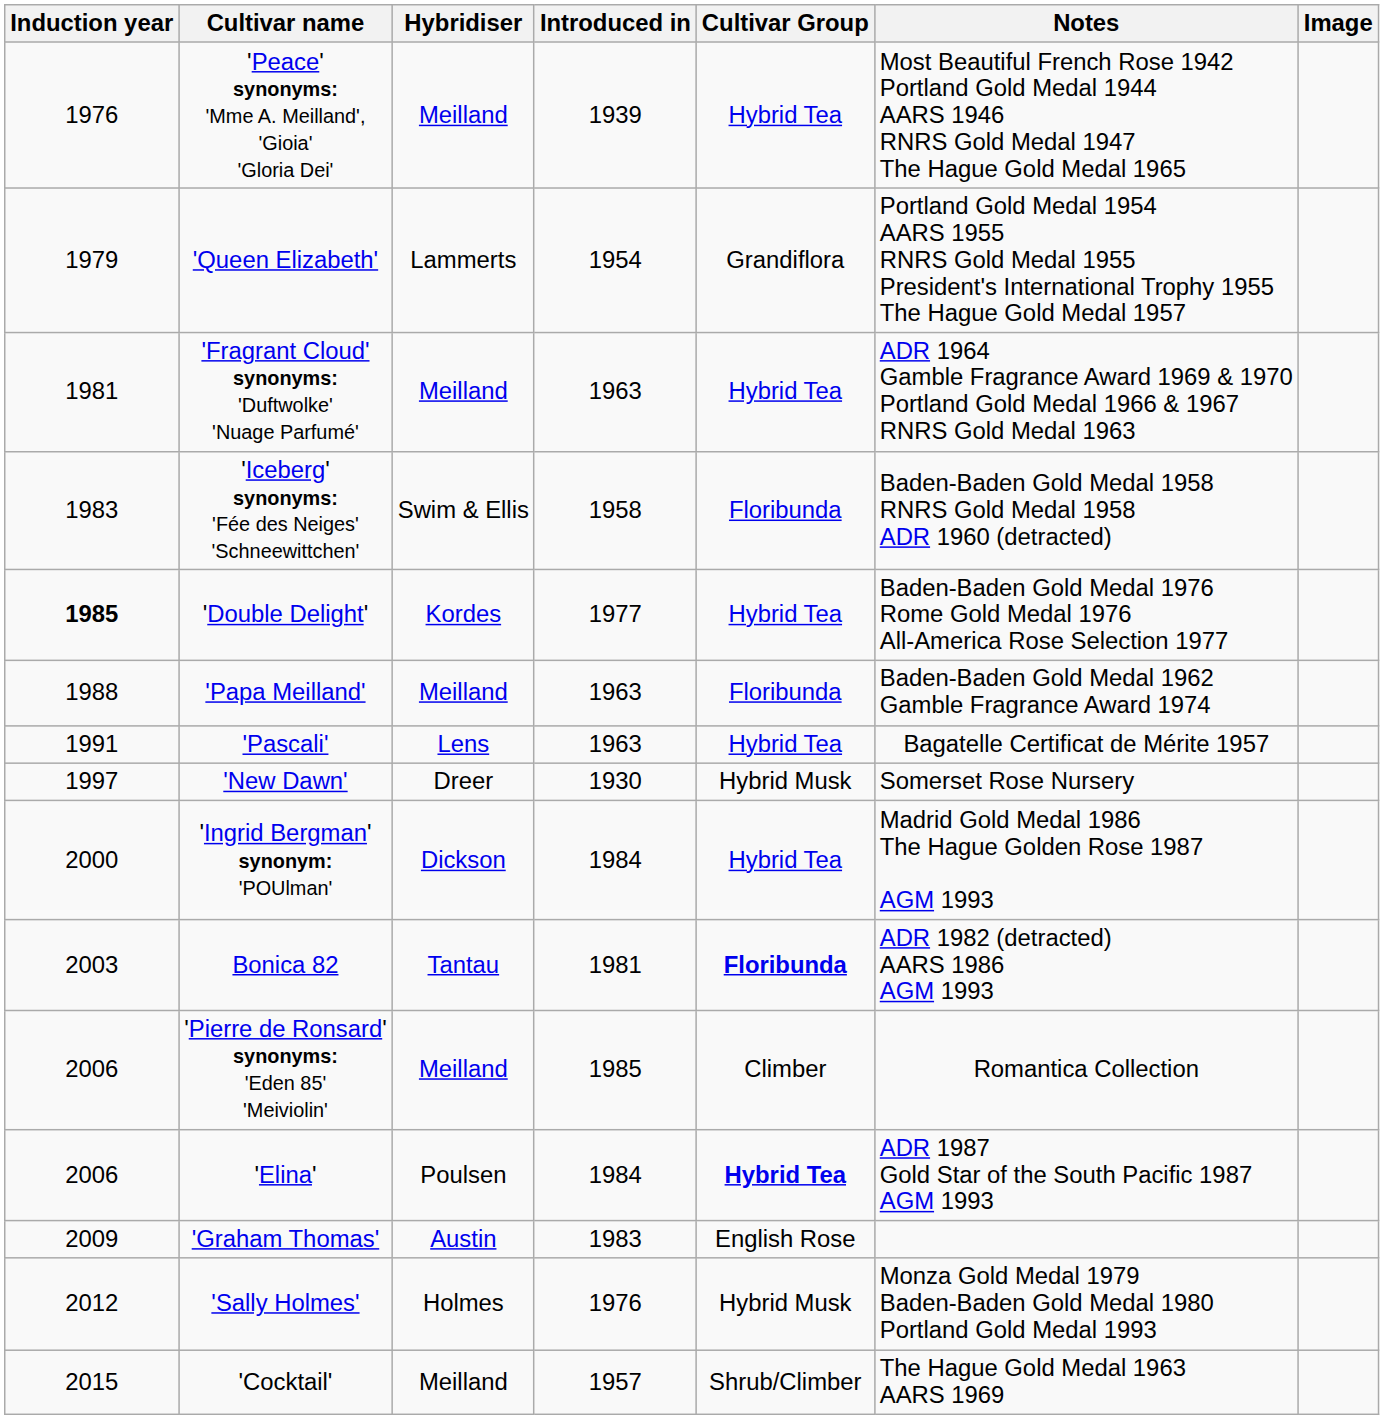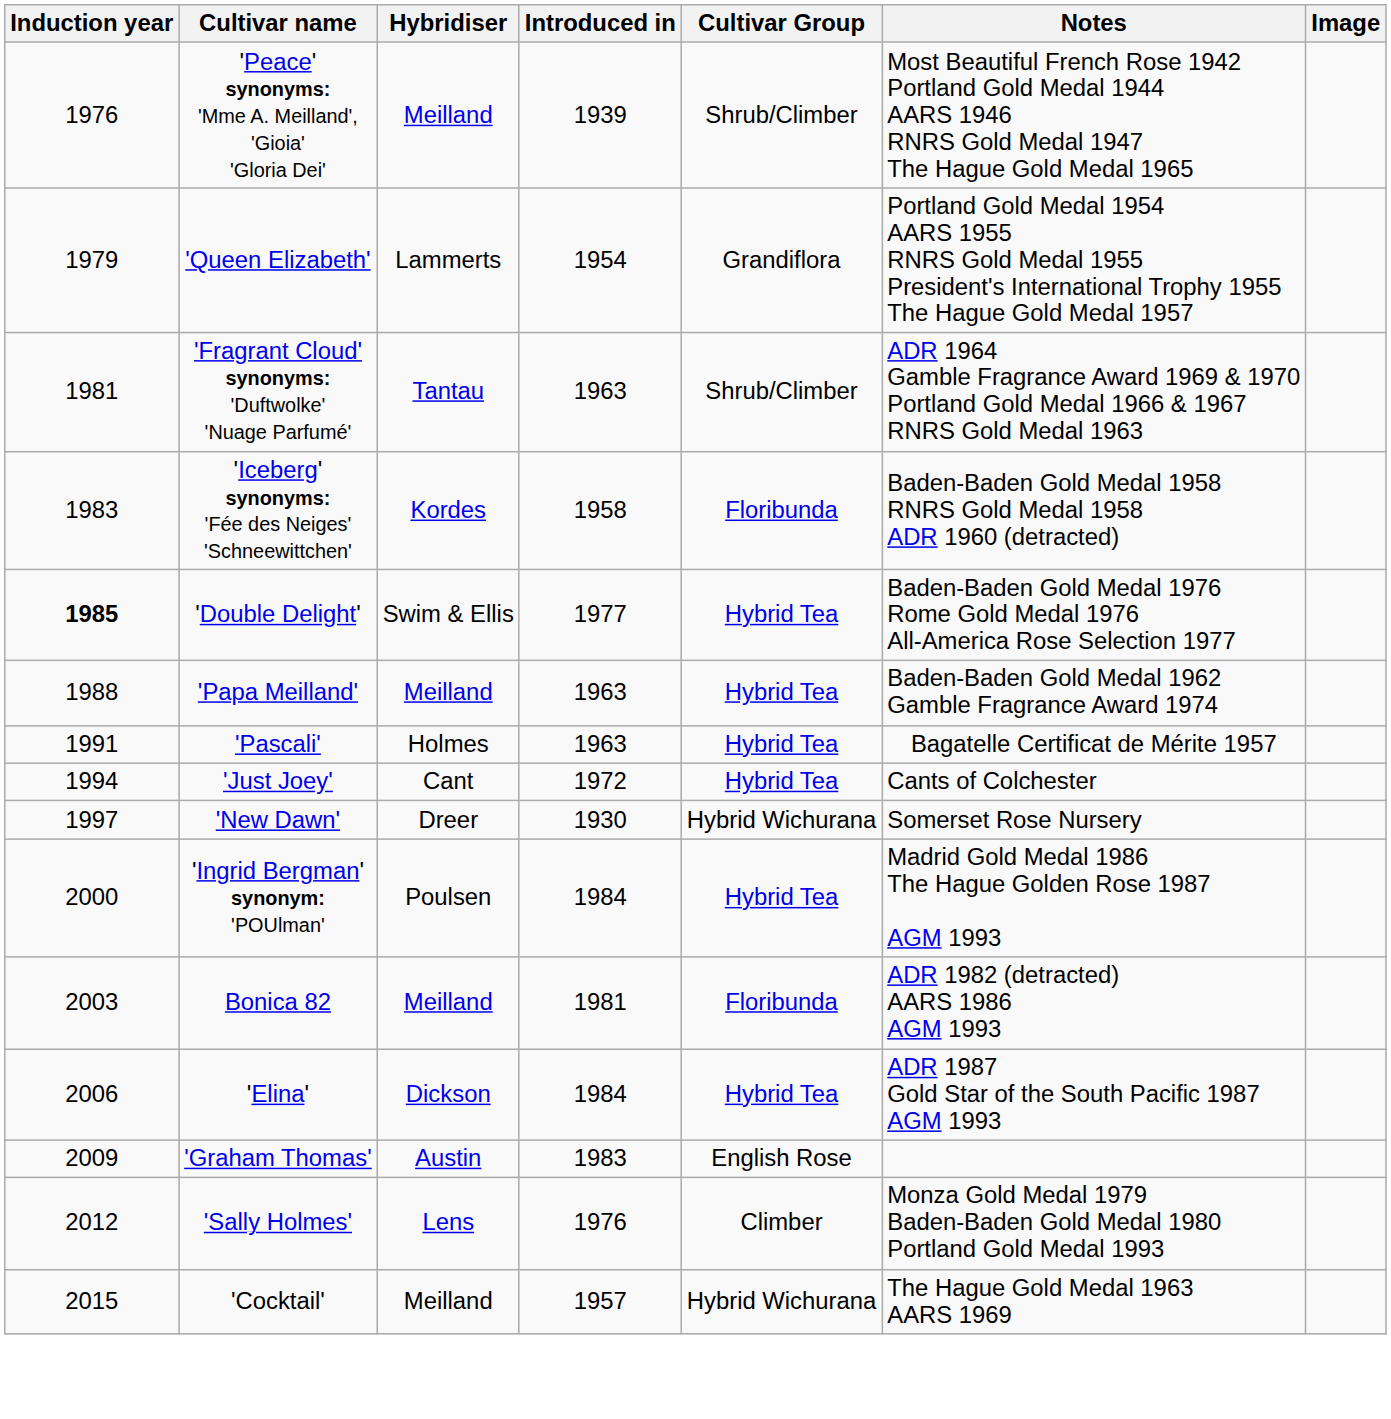(785, 114) Hybrid Tea -> (782, 114) Shrub/Climber
(463, 391) Meilland -> (448, 391) Tantau
(785, 391) Hybrid Tea -> (782, 391) Shrub/Climber
(463, 509) Swim & Ellis -> (448, 509) Kordes
(463, 614) Kordes -> (448, 614) Swim & Ellis
(785, 692) Floribunda -> (782, 692) Hybrid Tea
(463, 744) Lens -> (448, 744) Holmes
+ row: (278, 781)
(785, 781) Hybrid Musk -> (782, 819) Hybrid Wichurana
(463, 859) Dickson -> (448, 897) Poulsen
(463, 964) Tantau -> (448, 1002) Meilland
(785, 964) bold -> (782, 1002) normal
- row: (285, 1069)
(463, 1174) Poulsen -> (448, 1093) Dickson
(785, 1174) bold -> (782, 1093) normal
(463, 1303) Holmes -> (448, 1223) Lens
(785, 1303) Hybrid Musk -> (782, 1223) Climber
(785, 1381) Shrub/Climber -> (782, 1301) Hybrid Wichurana
